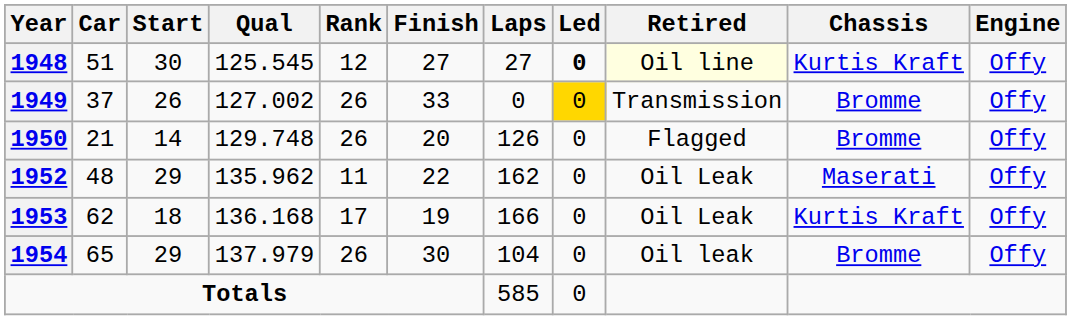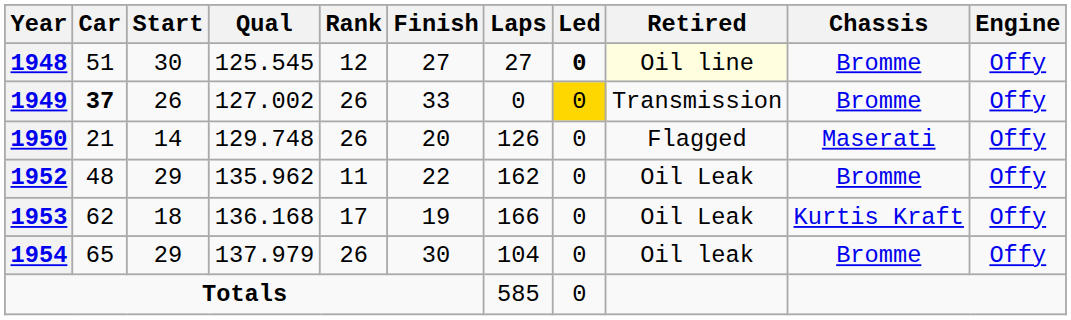(879, 63) Kurtis Kraft -> (879, 63) Bromme
(100, 101) normal -> (100, 101) bold
(879, 140) Bromme -> (879, 140) Maserati
(879, 178) Maserati -> (879, 178) Bromme
